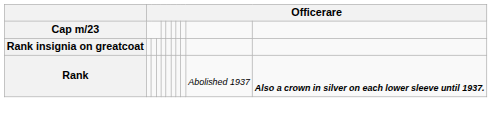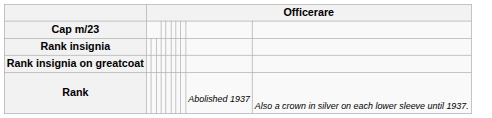+ row: (75, 47)
(370, 88) bold -> (362, 105) normal
